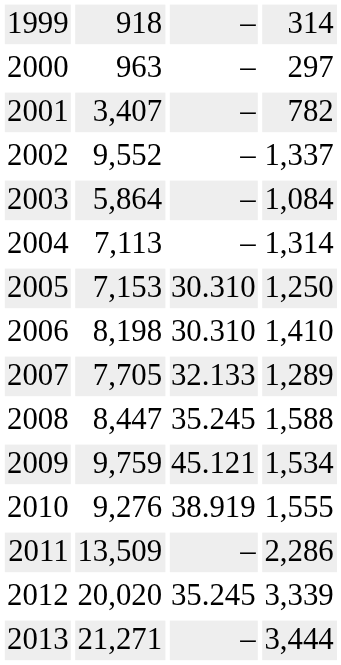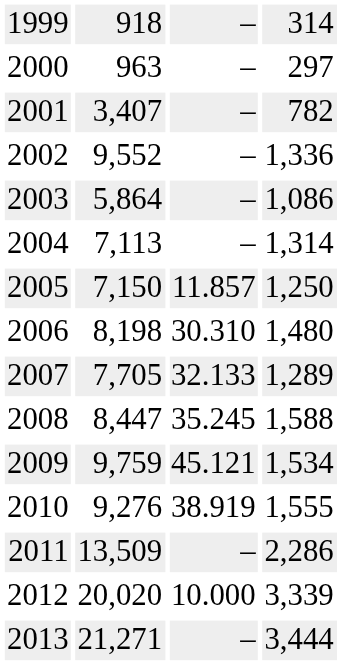(299, 155) 1,337 -> (299, 155) 1,336
(299, 199) 1,084 -> (299, 199) 1,086
(127, 287) 7,153 -> (127, 287) 7,150
(213, 287) 30.310 -> (214, 287) 11.857
(299, 331) 1,410 -> (299, 331) 1,480
(213, 595) 35.245 -> (213, 595) 10.000
